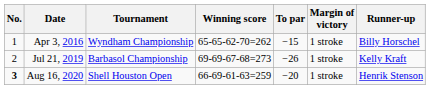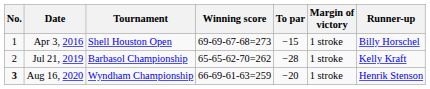(141, 42) Wyndham Championship -> (130, 42) Shell Houston Open
(235, 42) 65-65-62-70=262 -> (235, 42) 69-69-67-68=273
(235, 59) 69-69-67-68=273 -> (235, 59) 65-65-62-70=262
(290, 59) −26 -> (290, 59) −28
(130, 76) Shell Houston Open -> (141, 76) Wyndham Championship
